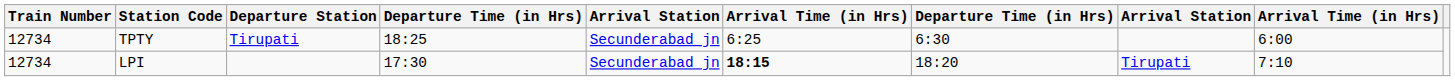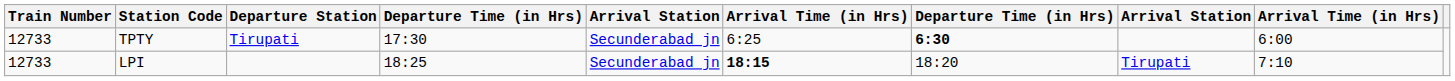(30, 40) 12734 -> (30, 40) 12733
(405, 40) 18:25 -> (405, 40) 17:30
(933, 40) normal -> (933, 40) bold
(30, 63) 12734 -> (30, 63) 12733
(405, 63) 17:30 -> (405, 63) 18:25
